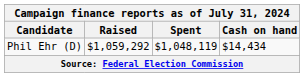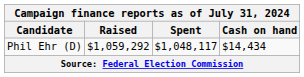(186, 47) $1,048,119 -> (186, 47) $1,048,117
